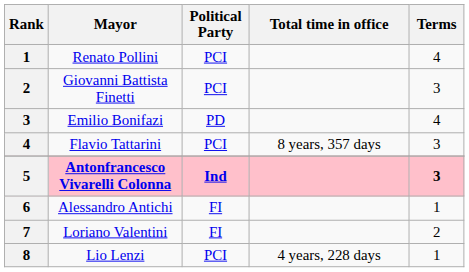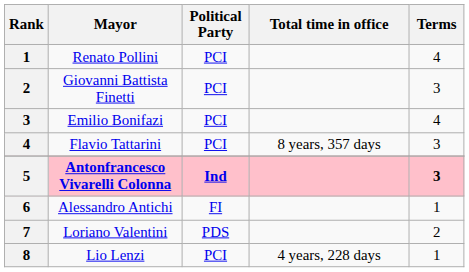(216, 120) PD -> (216, 120) PCI
(216, 231) FI -> (216, 231) PDS
